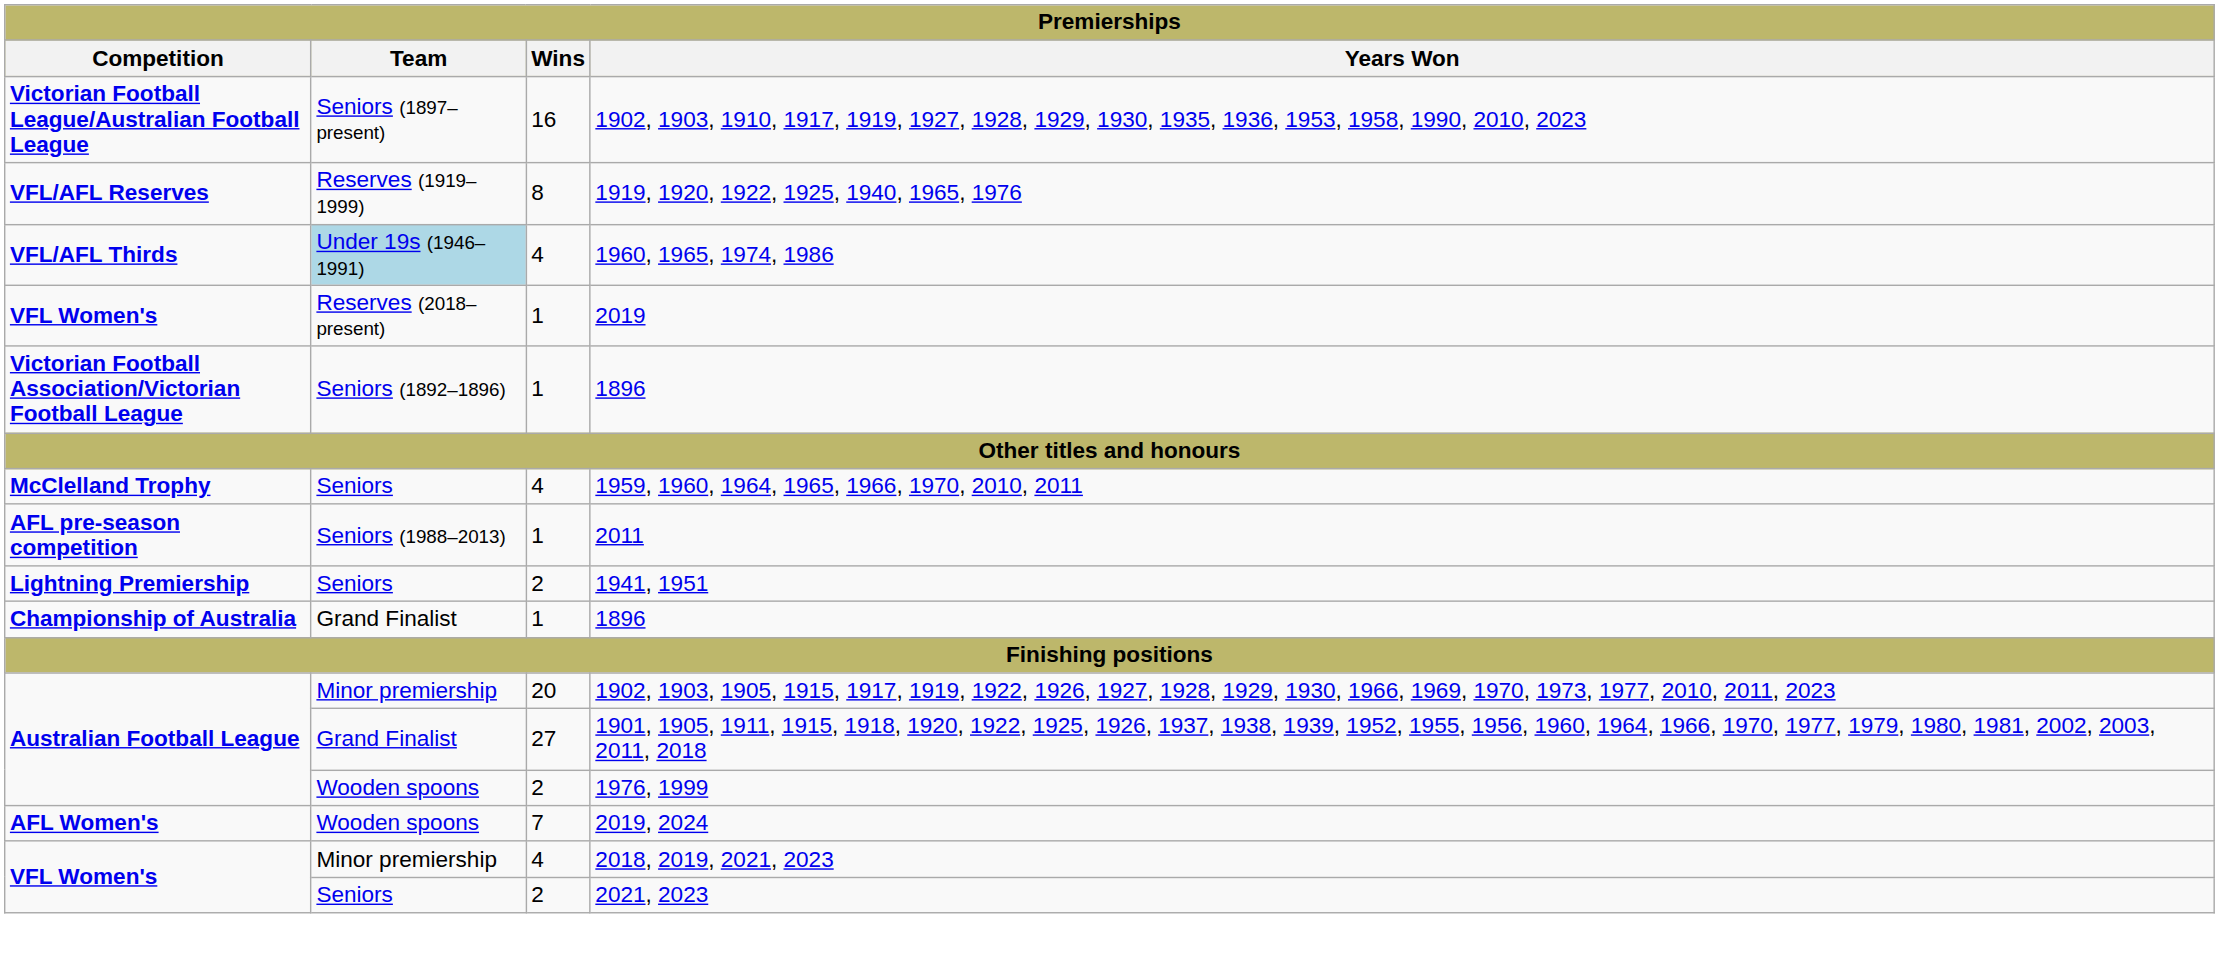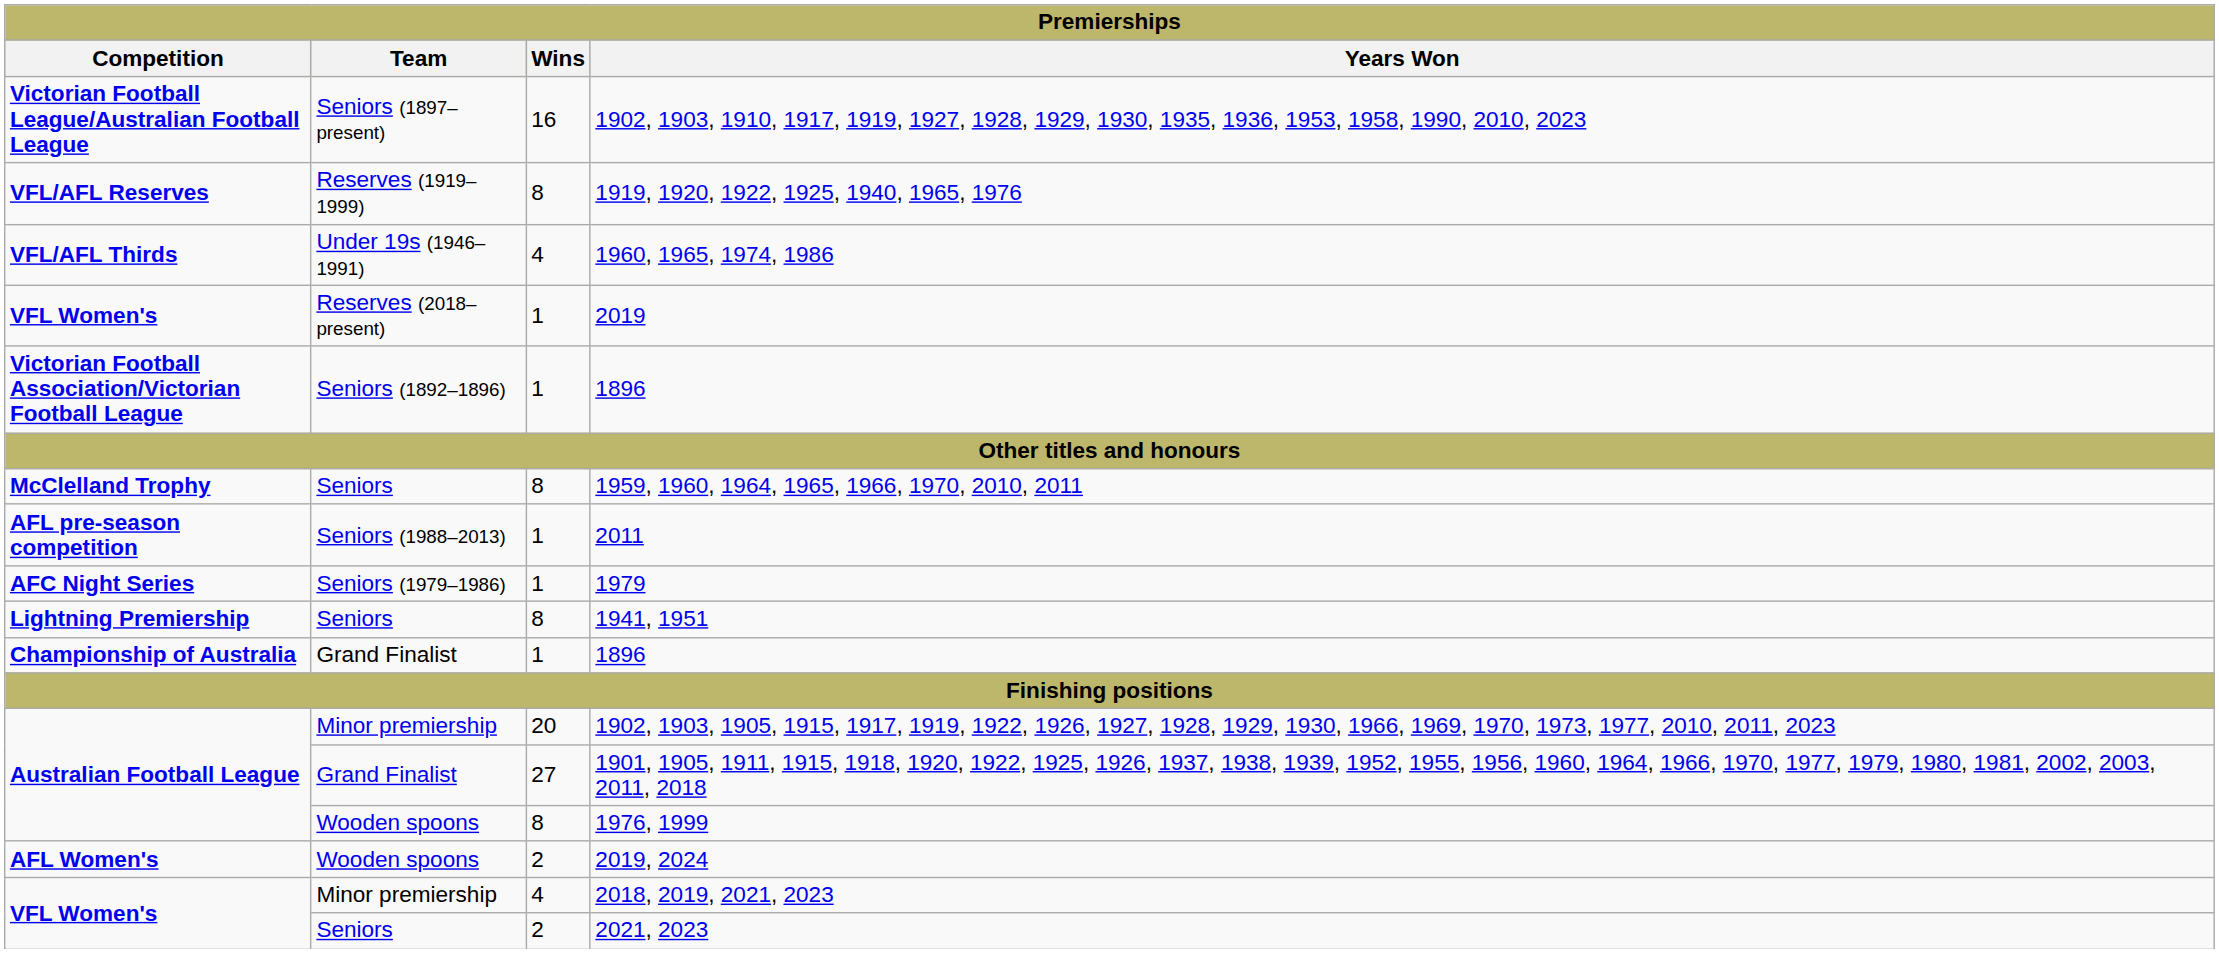(401, 254) lightblue background -> (401, 254) no background
(538, 486) 4 -> (538, 486) 8
+ row: (102, 583)
(538, 583) 2 -> (538, 618) 8
(538, 787) 2 -> (538, 823) 8
(538, 823) 7 -> (538, 859) 2
